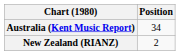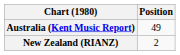(156, 27) 34 -> (156, 27) 49
